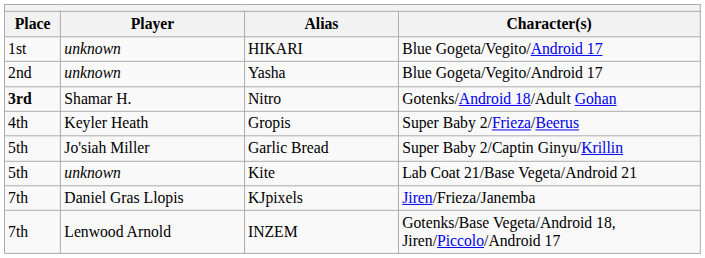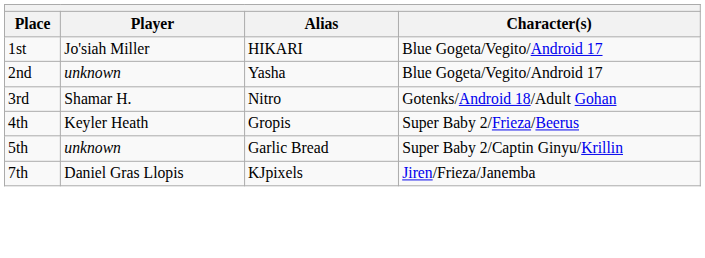(93, 49) unknown -> (107, 49) Jo'siah Miller
(20, 98) bold -> (19, 98) normal
(107, 148) Jo'siah Miller -> (93, 148) unknown
- row: (261, 173)
- row: (273, 231)
